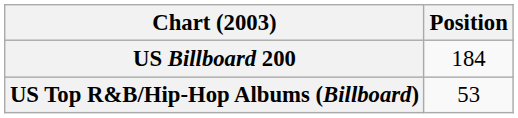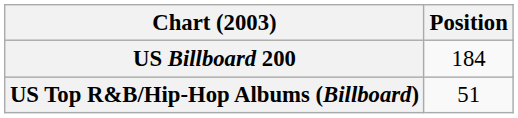(469, 94) 53 -> (469, 94) 51
